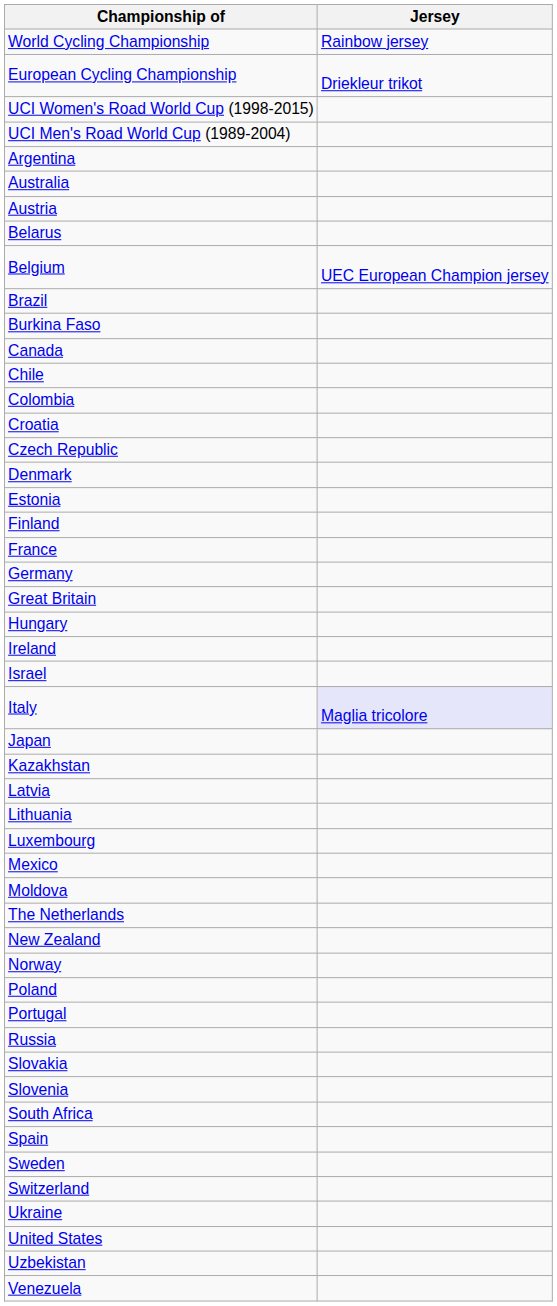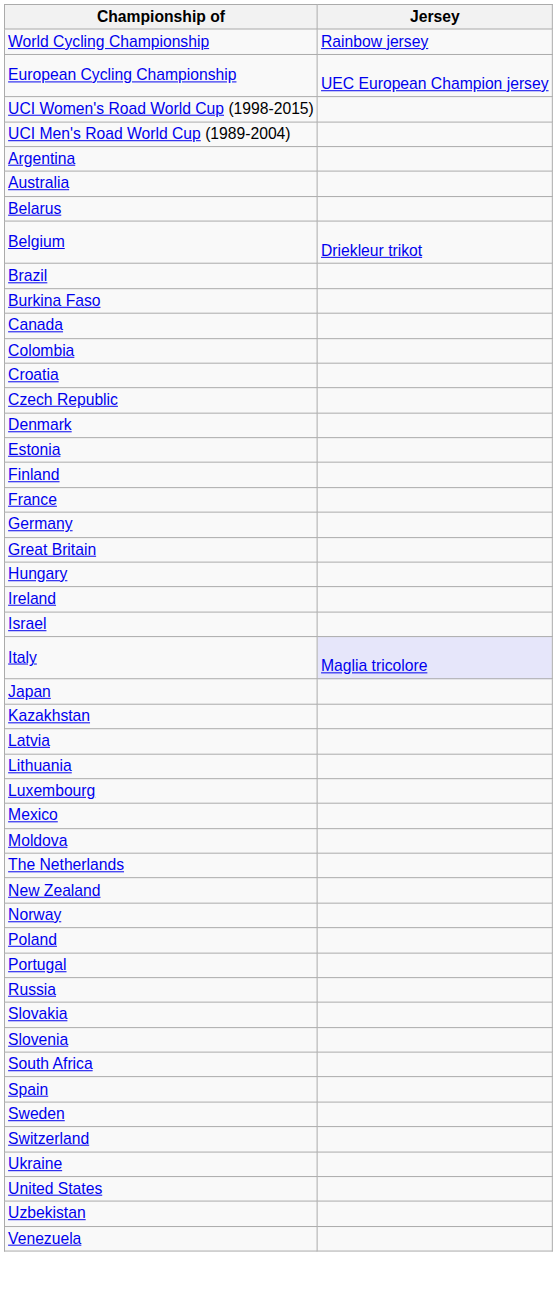(372, 84) Driekleur trikot -> (435, 84) UEC European Champion jersey
- row: (33, 208)
(435, 276) UEC European Champion jersey -> (372, 251) Driekleur trikot
- row: (26, 375)
